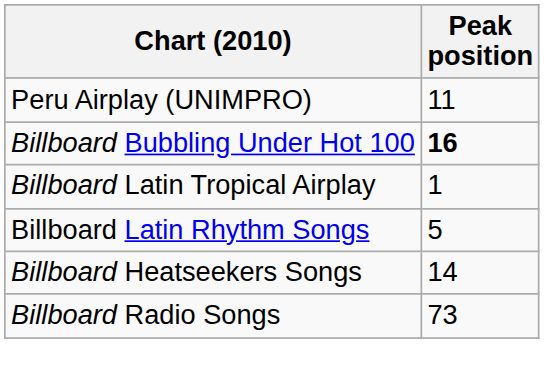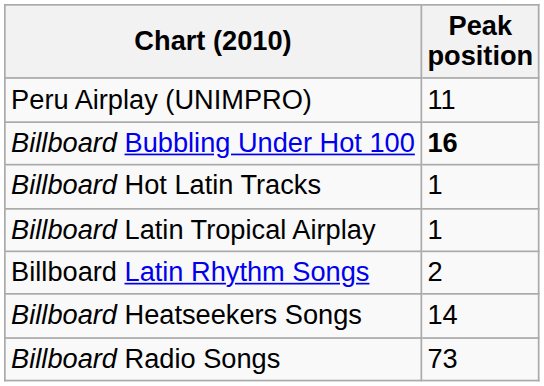+ row: (166, 186)
(435, 229) 5 -> (435, 272) 2
